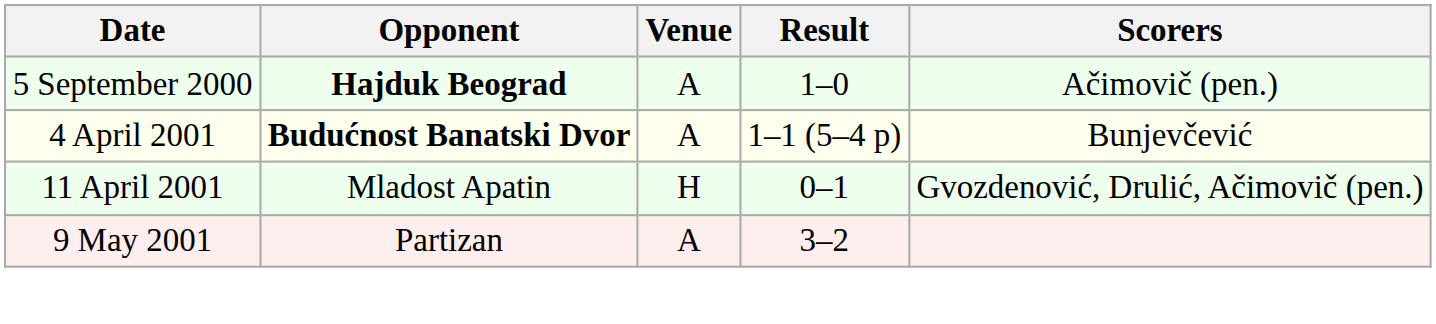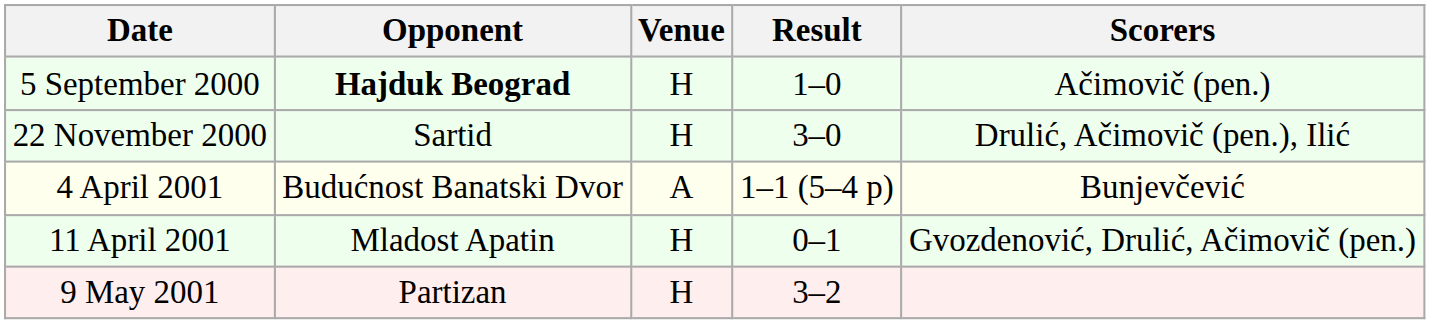(689, 82) A -> (681, 82) H
+ row: (140, 135)
(449, 135) bold -> (453, 187) normal
(689, 239) A -> (681, 291) H
